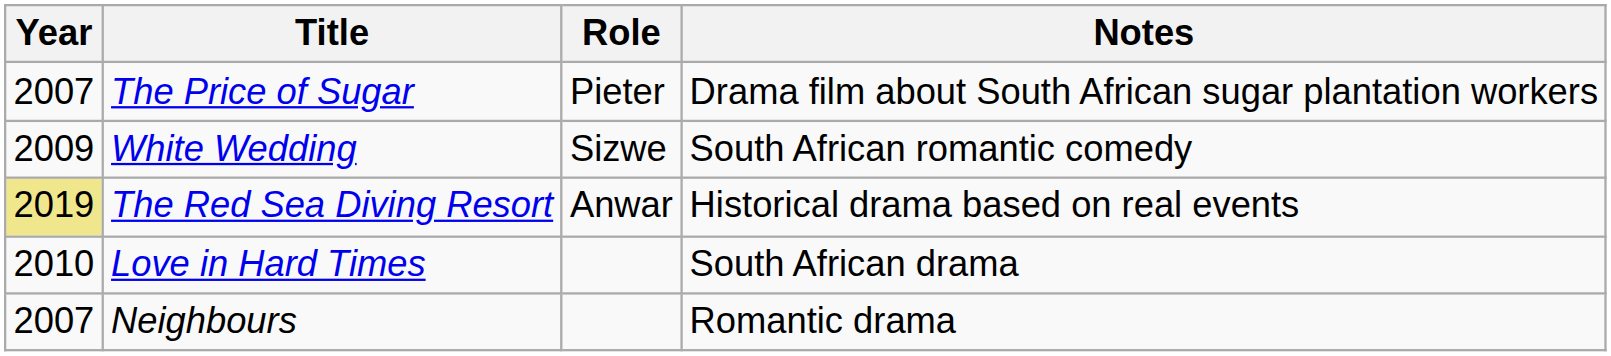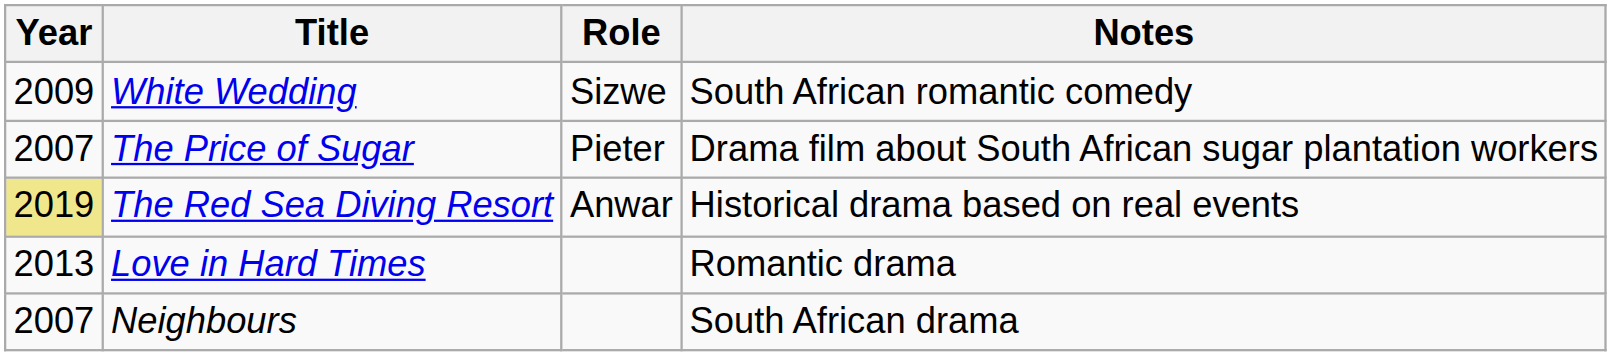rows swapped: (234, 148) <-> (262, 90)
(54, 263) 2010 -> (54, 263) 2013
(854, 263) South African drama -> (823, 263) Romantic drama
(823, 321) Romantic drama -> (854, 321) South African drama
